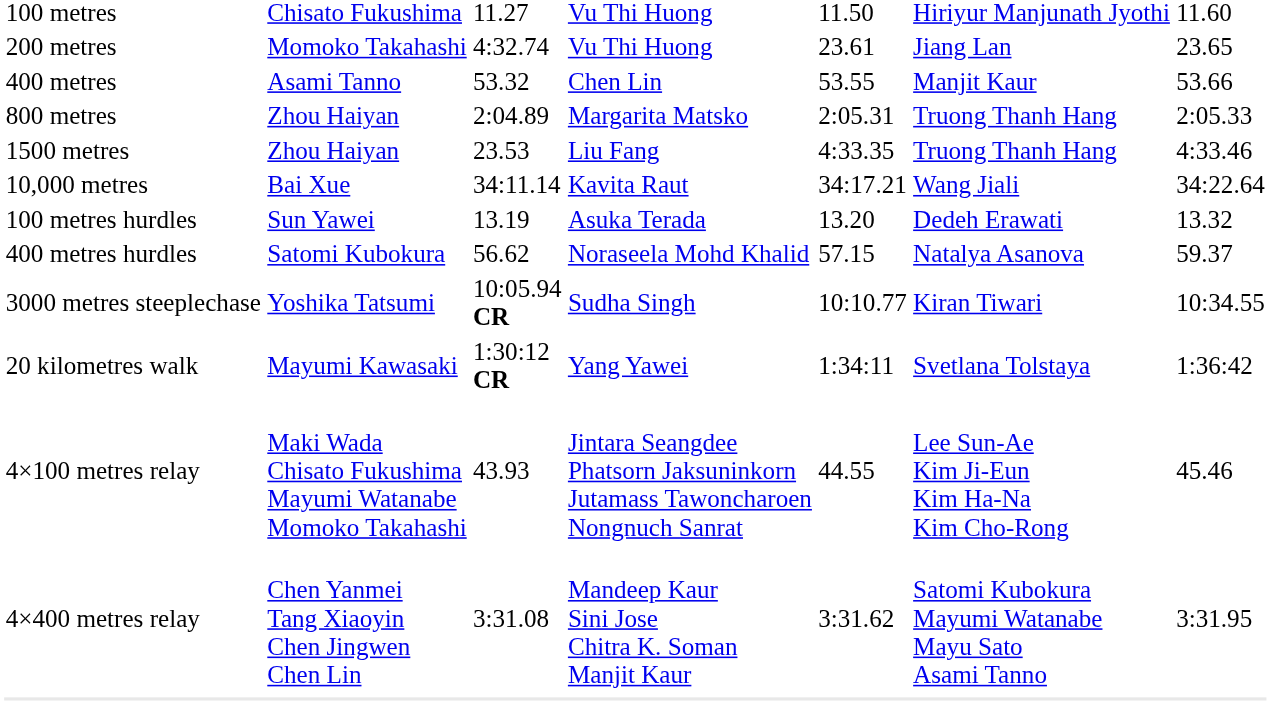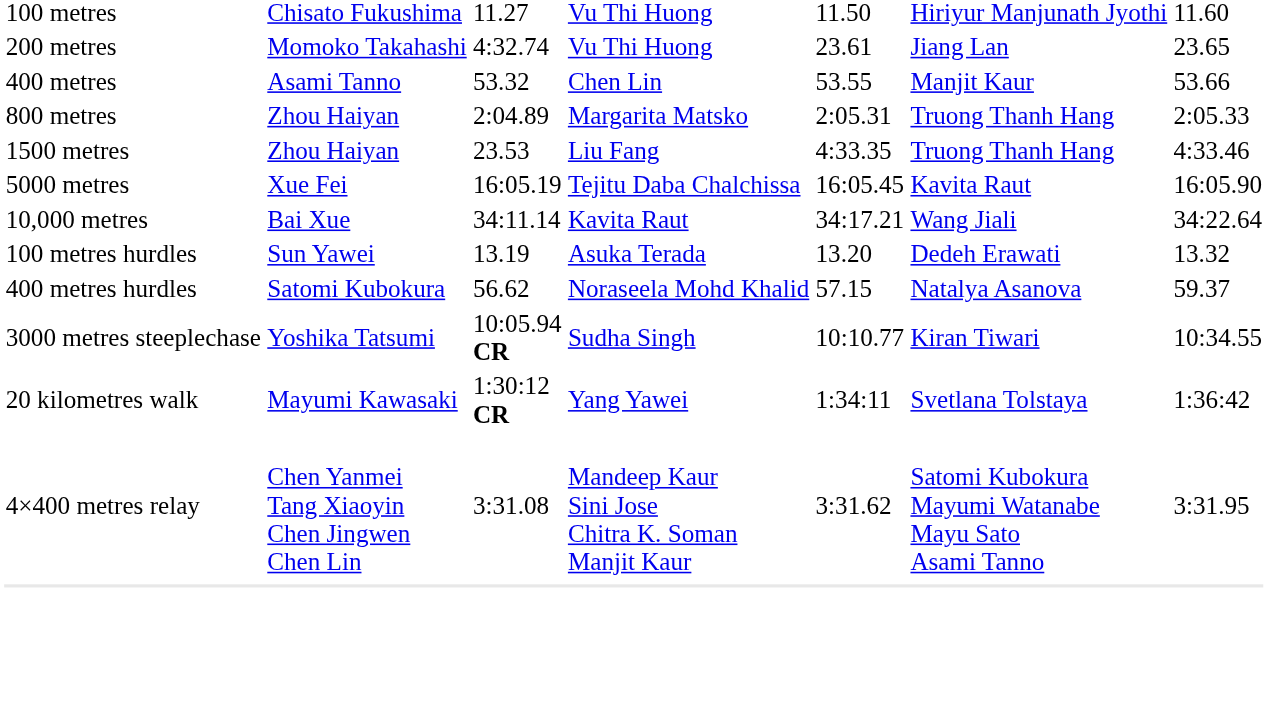+ row: (67, 185)
- row: (103, 470)
